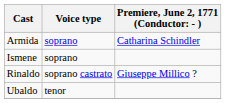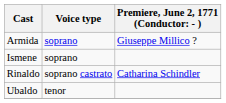(159, 40) Catharina Schindler -> (157, 40) Giuseppe Millico ?
(157, 73) Giuseppe Millico ? -> (159, 73) Catharina Schindler
